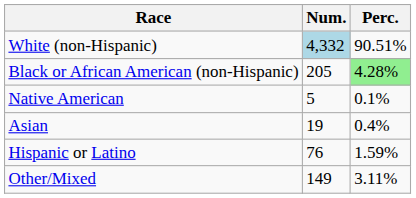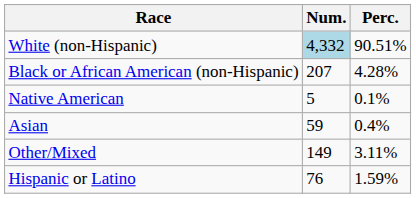(319, 71) 205 -> (319, 71) 207
(376, 71) lightgreen background -> (376, 71) no background
(315, 125) 19 -> (315, 125) 59
rows swapped: (52, 179) <-> (72, 152)
